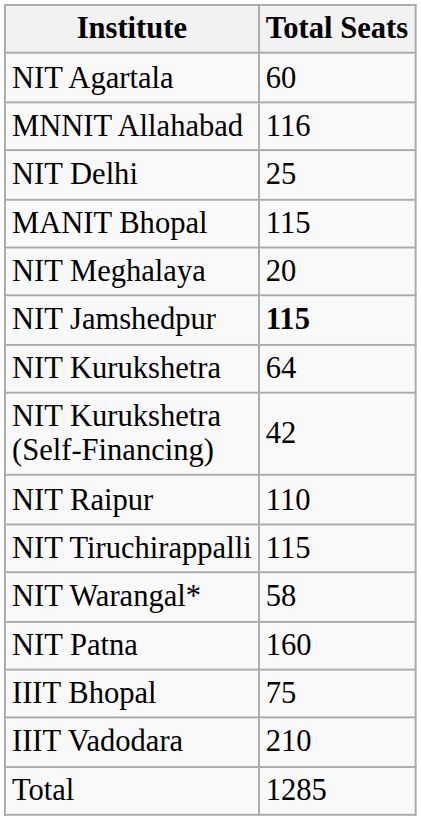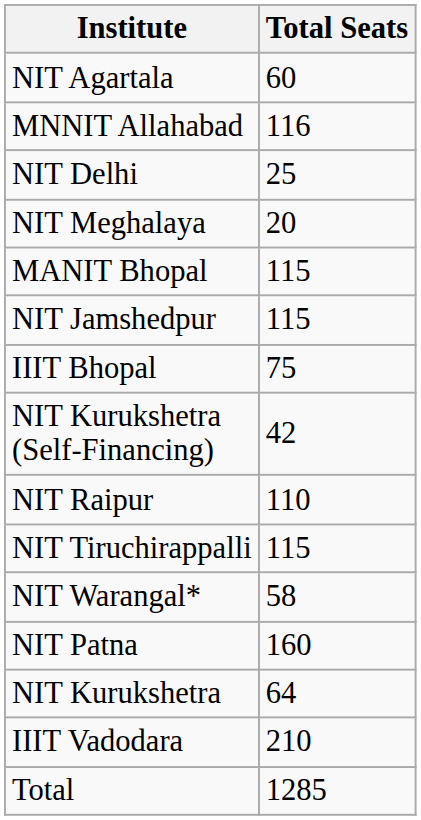rows swapped: (109, 271) <-> (110, 222)
(288, 319) bold -> (288, 319) normal
rows swapped: (117, 367) <-> (84, 693)
